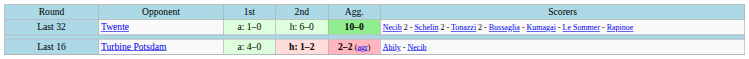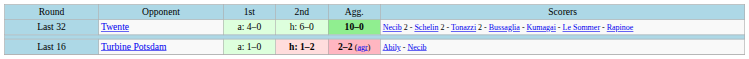(249, 27) a: 1–0 -> (249, 27) a: 4–0
(249, 46) a: 4–0 -> (249, 46) a: 1–0
